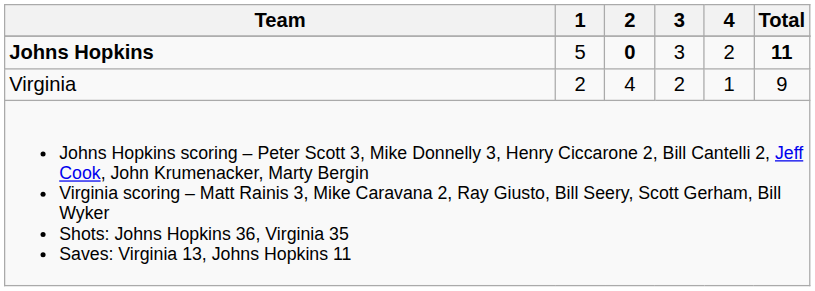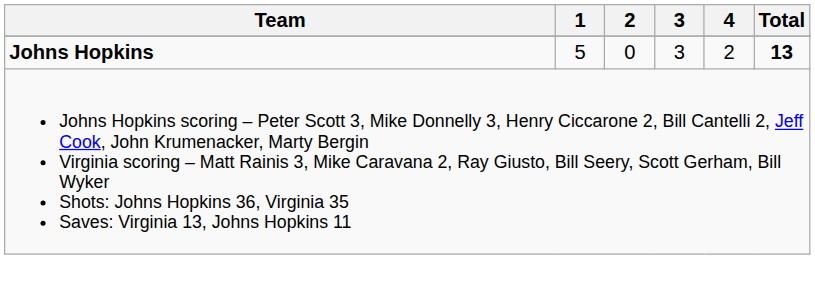(630, 52) bold -> (630, 52) normal
(782, 52) 11 -> (782, 52) 13
- row: (43, 84)
